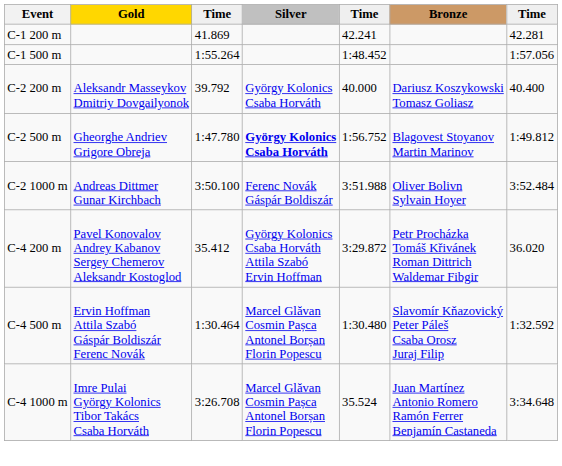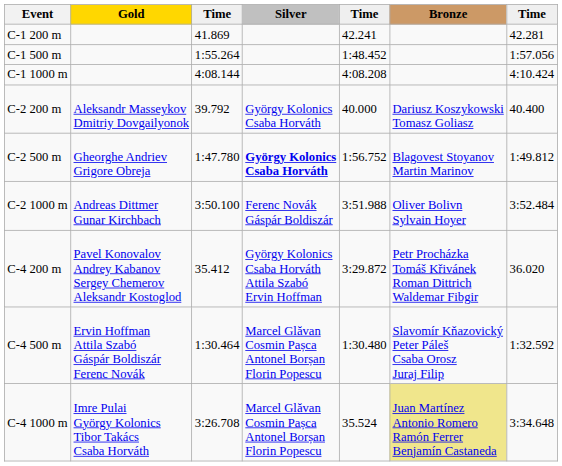+ row: (38, 74)
(445, 409) no background -> (445, 429) khaki background
